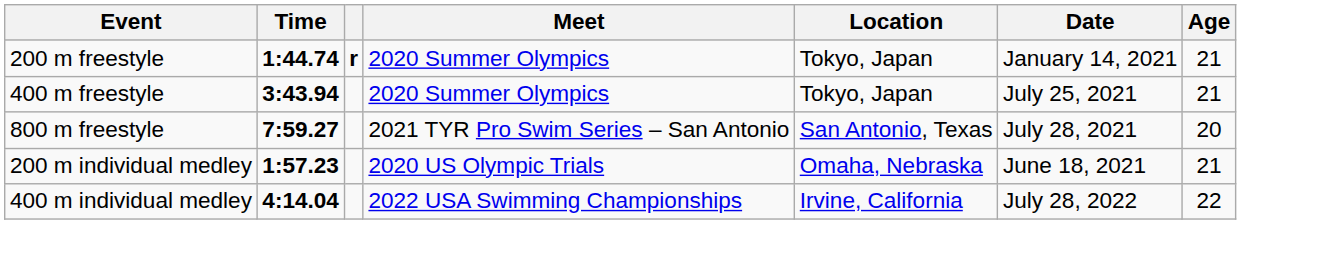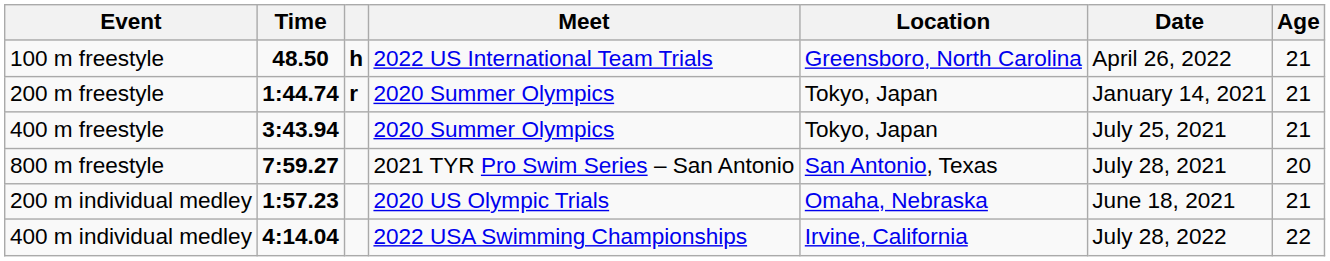+ row: (87, 58)
